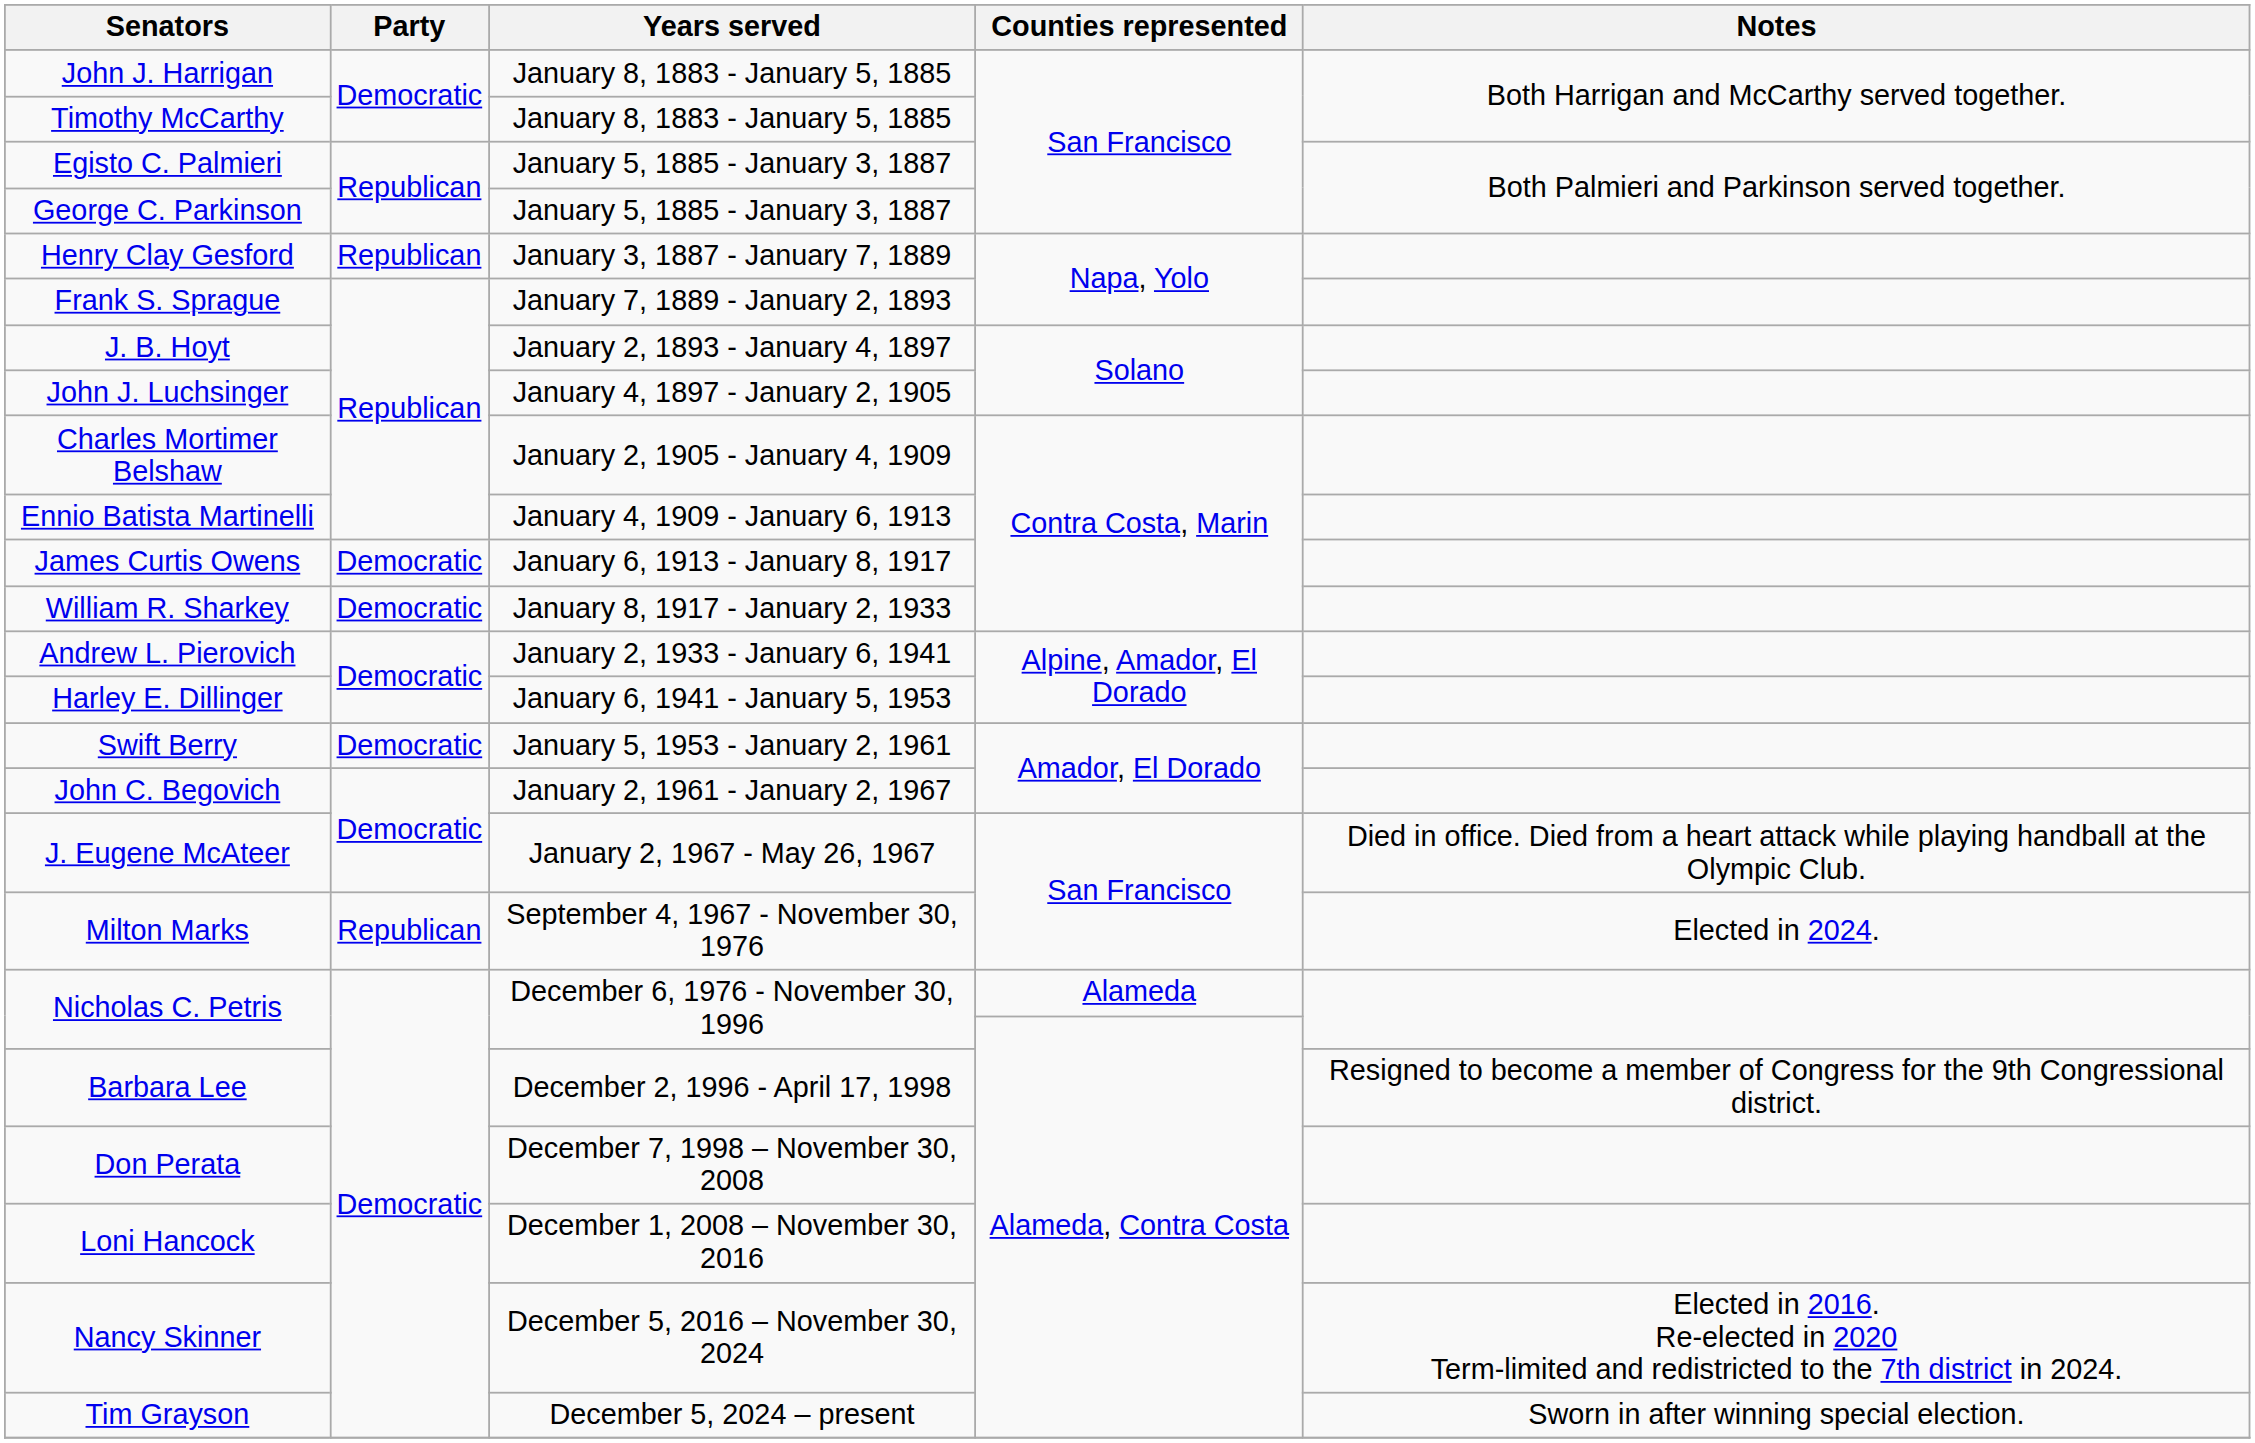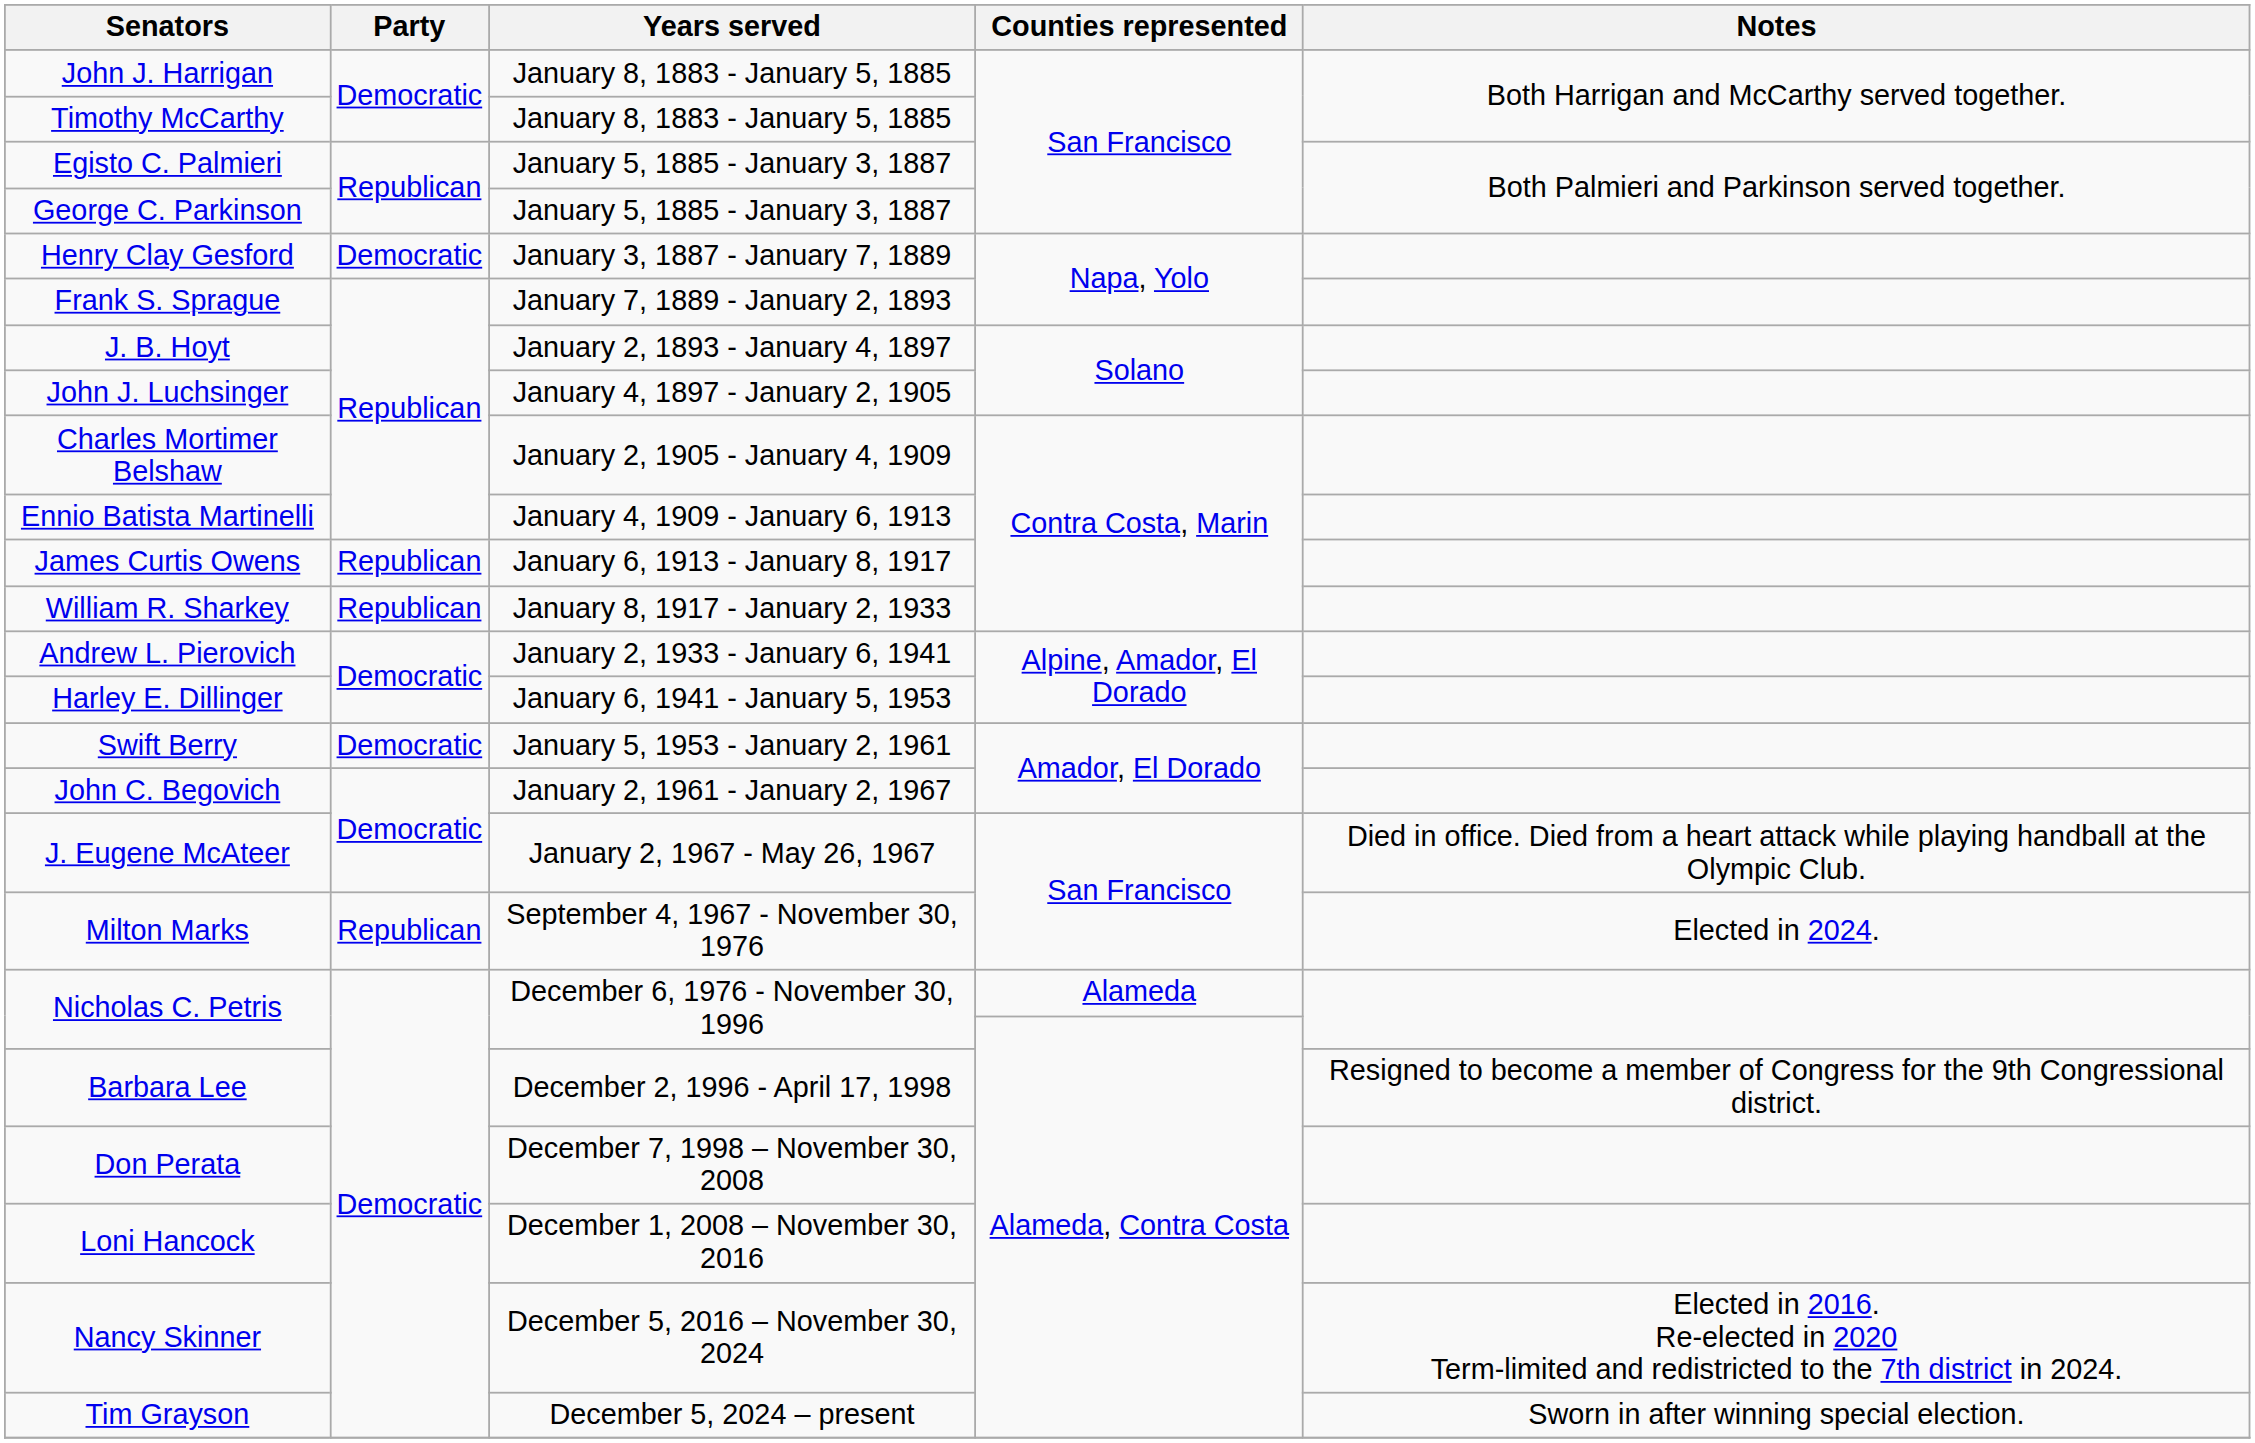(409, 255) Republican -> (409, 255) Democratic
(409, 562) Democratic -> (409, 562) Republican
(409, 607) Democratic -> (409, 607) Republican
